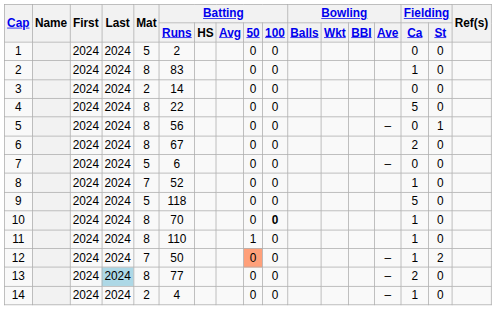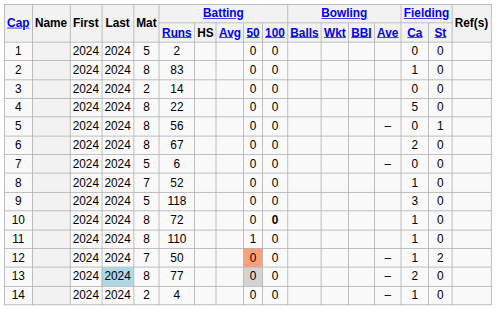(415, 201) 5 -> (415, 201) 3
(177, 220) 70 -> (177, 220) 72
(253, 276) no background -> (253, 276) lightgrey background
